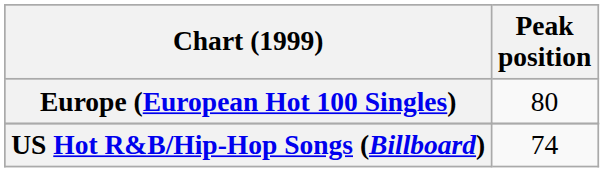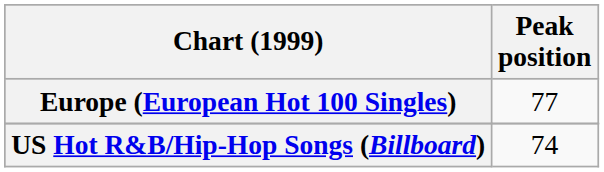(545, 100) 80 -> (545, 100) 77
